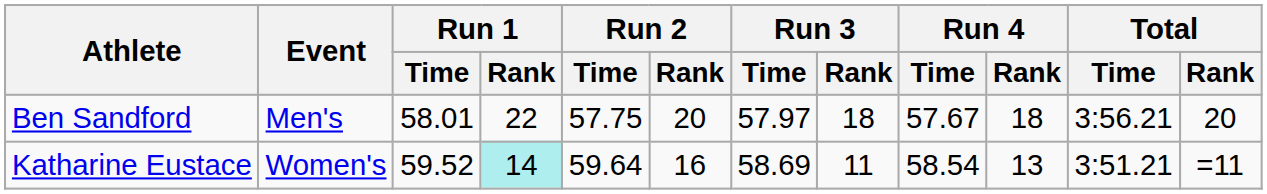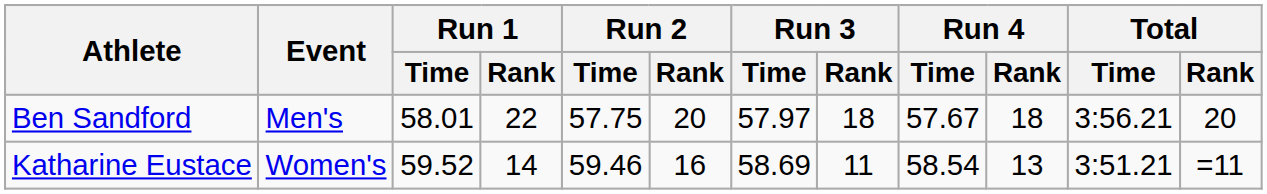(521, 165) paleturquoise background -> (521, 165) no background
(606, 165) 59.64 -> (606, 165) 59.46
